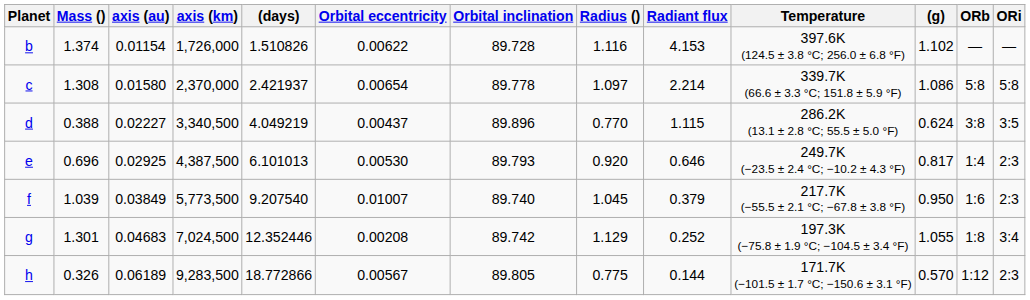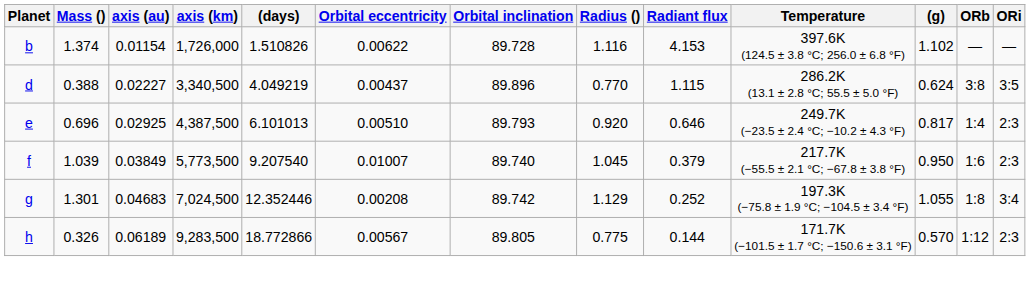- row: (29, 84)
(383, 161) 0.00530 -> (383, 123) 0.00510
